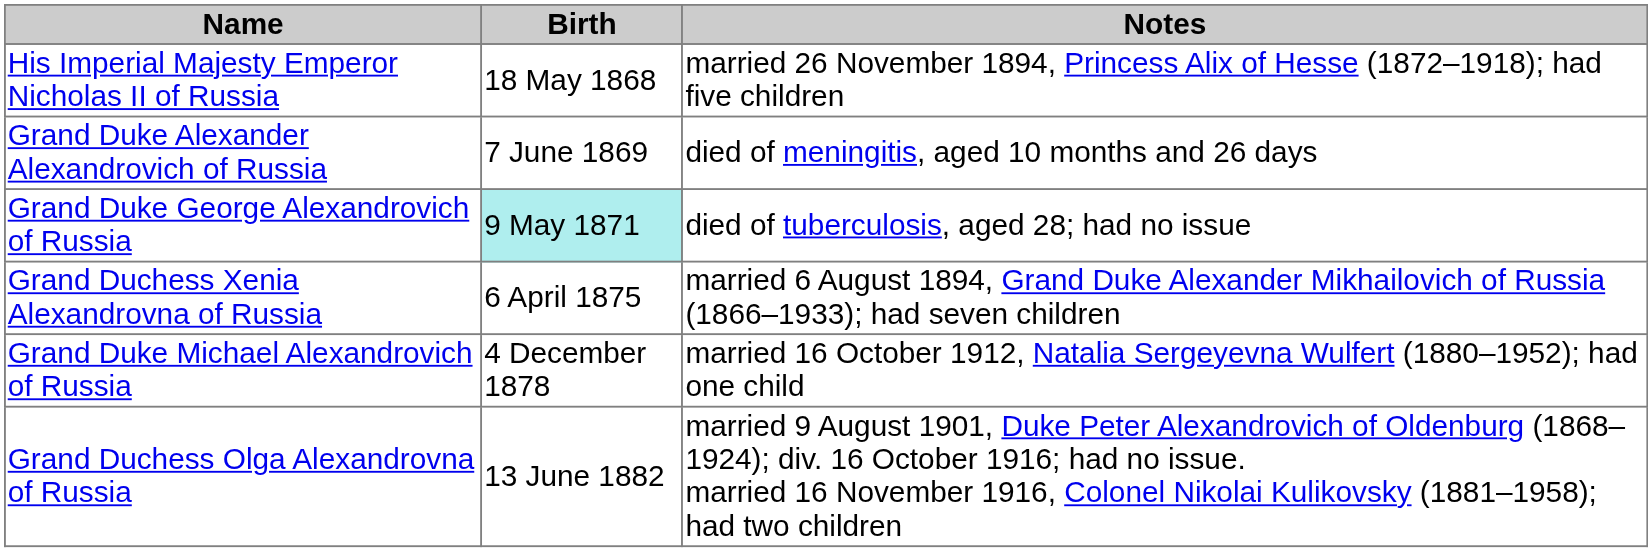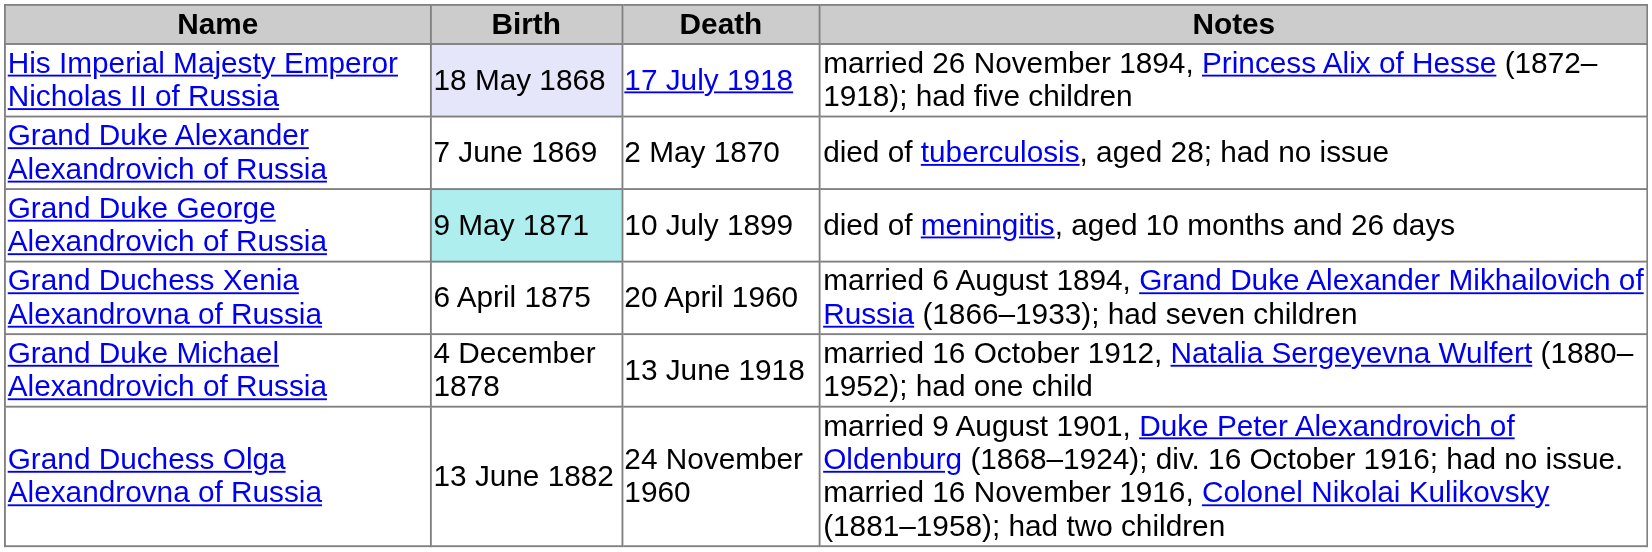+ column: (721, 24)
(570, 79) no background -> (520, 79) lavender background
(1001, 152) died of meningitis, aged 10 months and 26 days -> (1106, 152) died of tuberculosis, aged 28; had no issue
(968, 224) died of tuberculosis, aged 28; had no issue -> (1139, 224) died of meningitis, aged 10 months and 26 days
